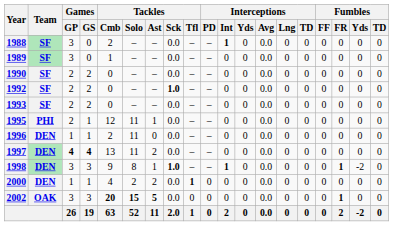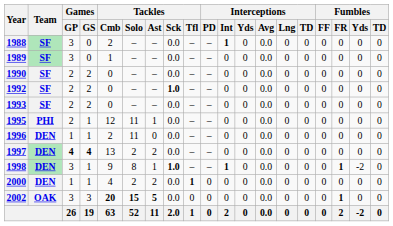(134, 151) 11 -> (134, 151) 2
(89, 167) 3 -> (89, 167) 1
